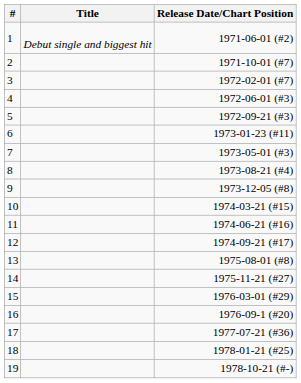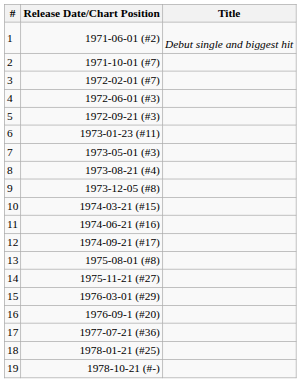columns swapped: (88, 13) <-> (225, 13)
